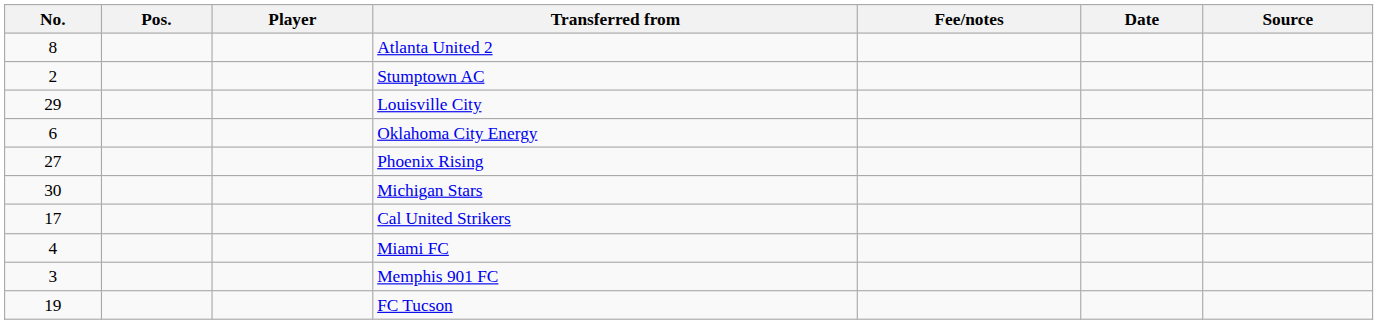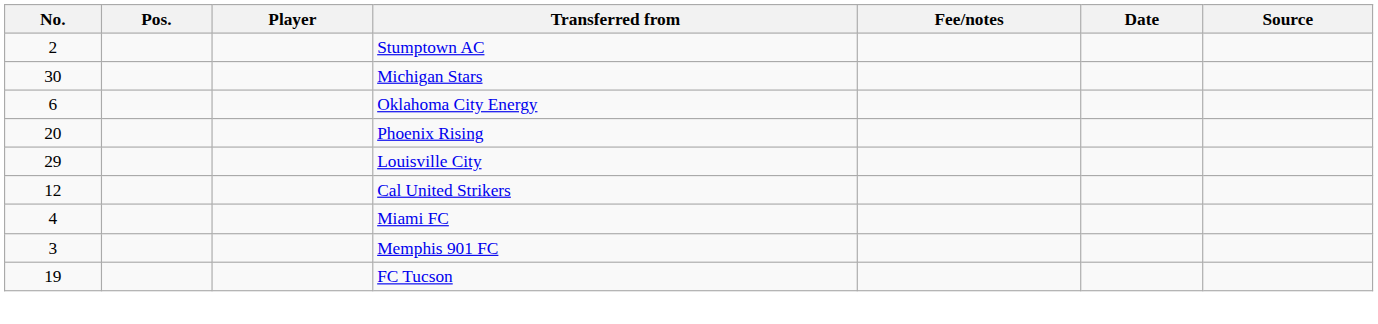- row: (435, 47)
rows swapped: (430, 190) <-> (429, 104)
(53, 161) 27 -> (53, 133) 20
(53, 218) 17 -> (53, 190) 12
